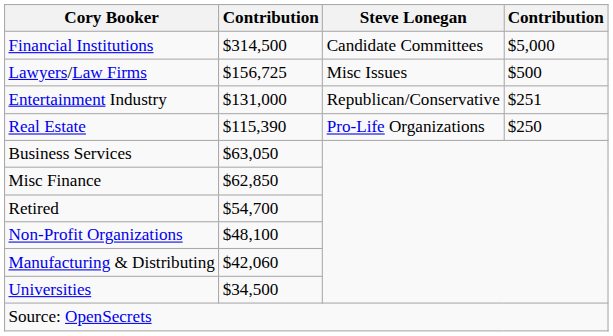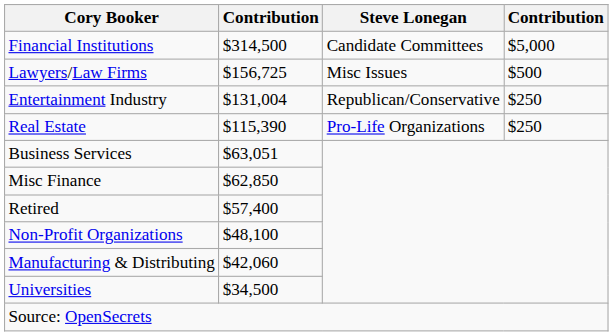(255, 99) $131,000 -> (255, 99) $131,004
(525, 99) $251 -> (525, 99) $250
(251, 153) $63,050 -> (251, 153) $63,051
(251, 208) $54,700 -> (251, 208) $57,400
